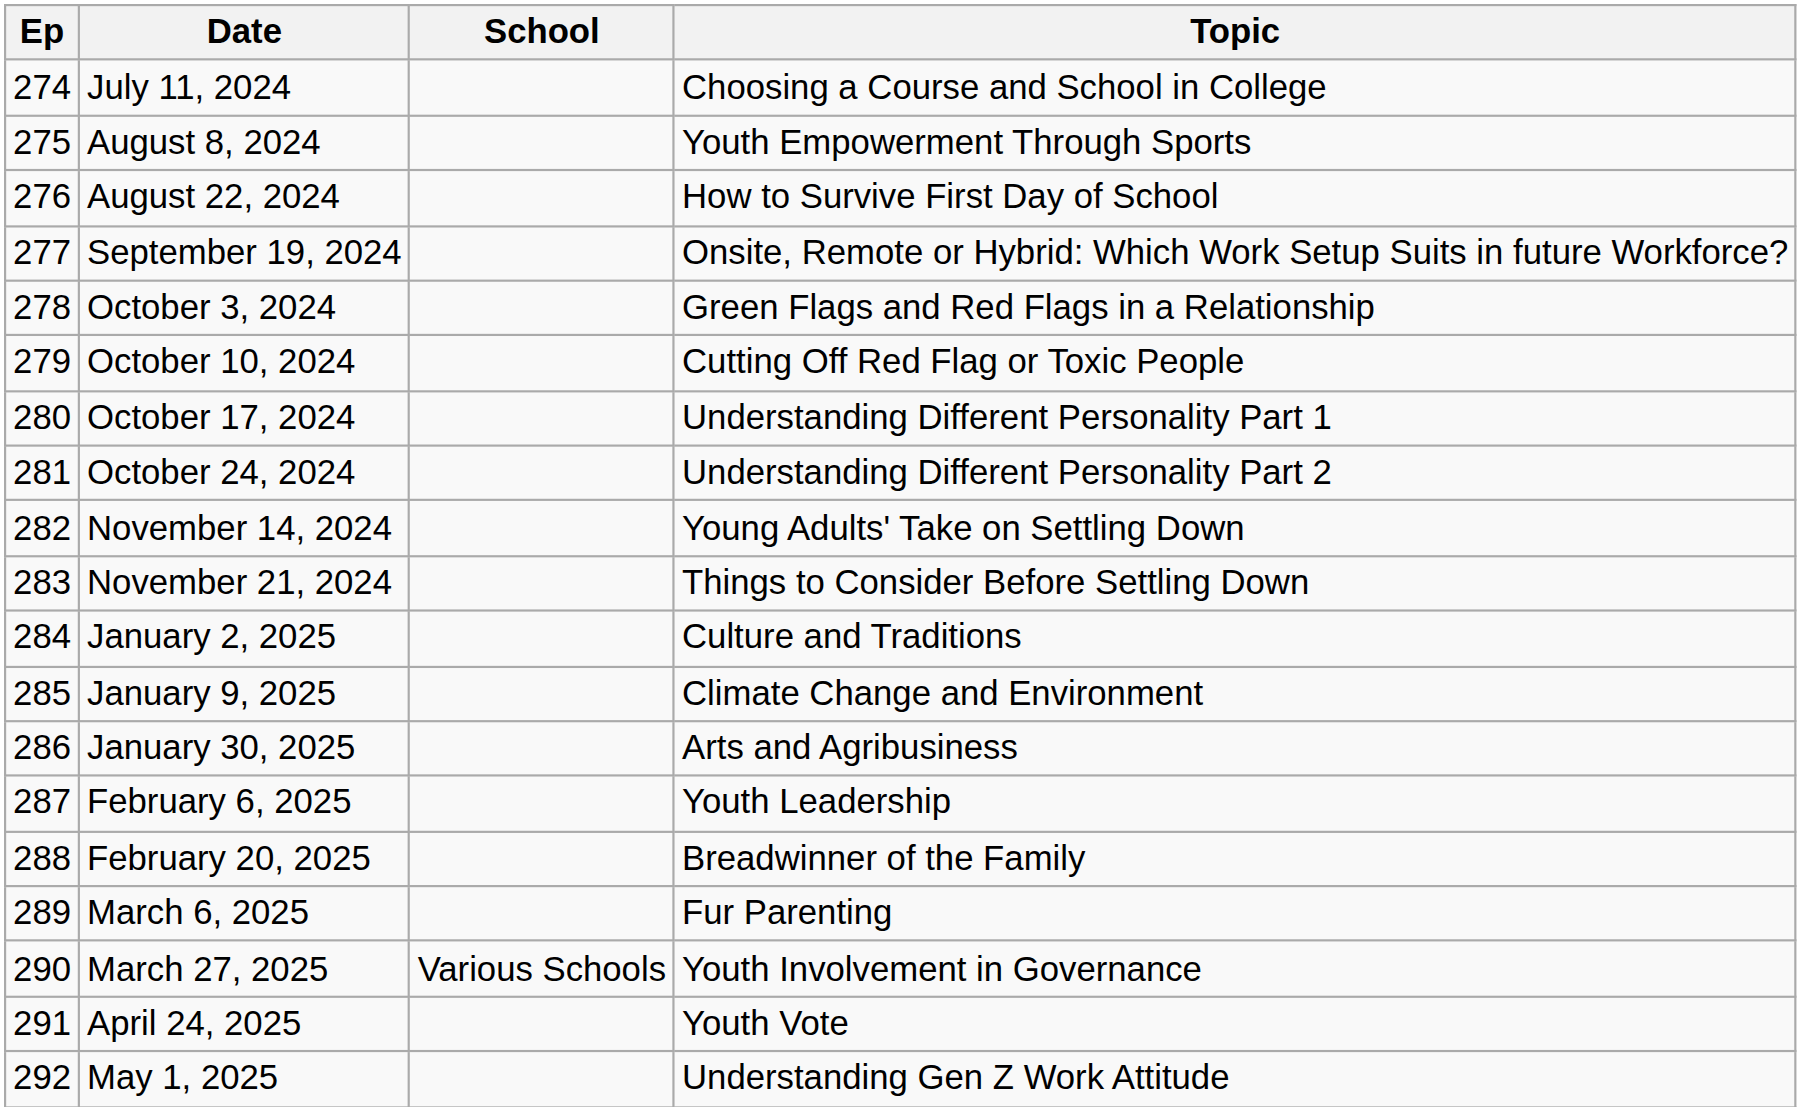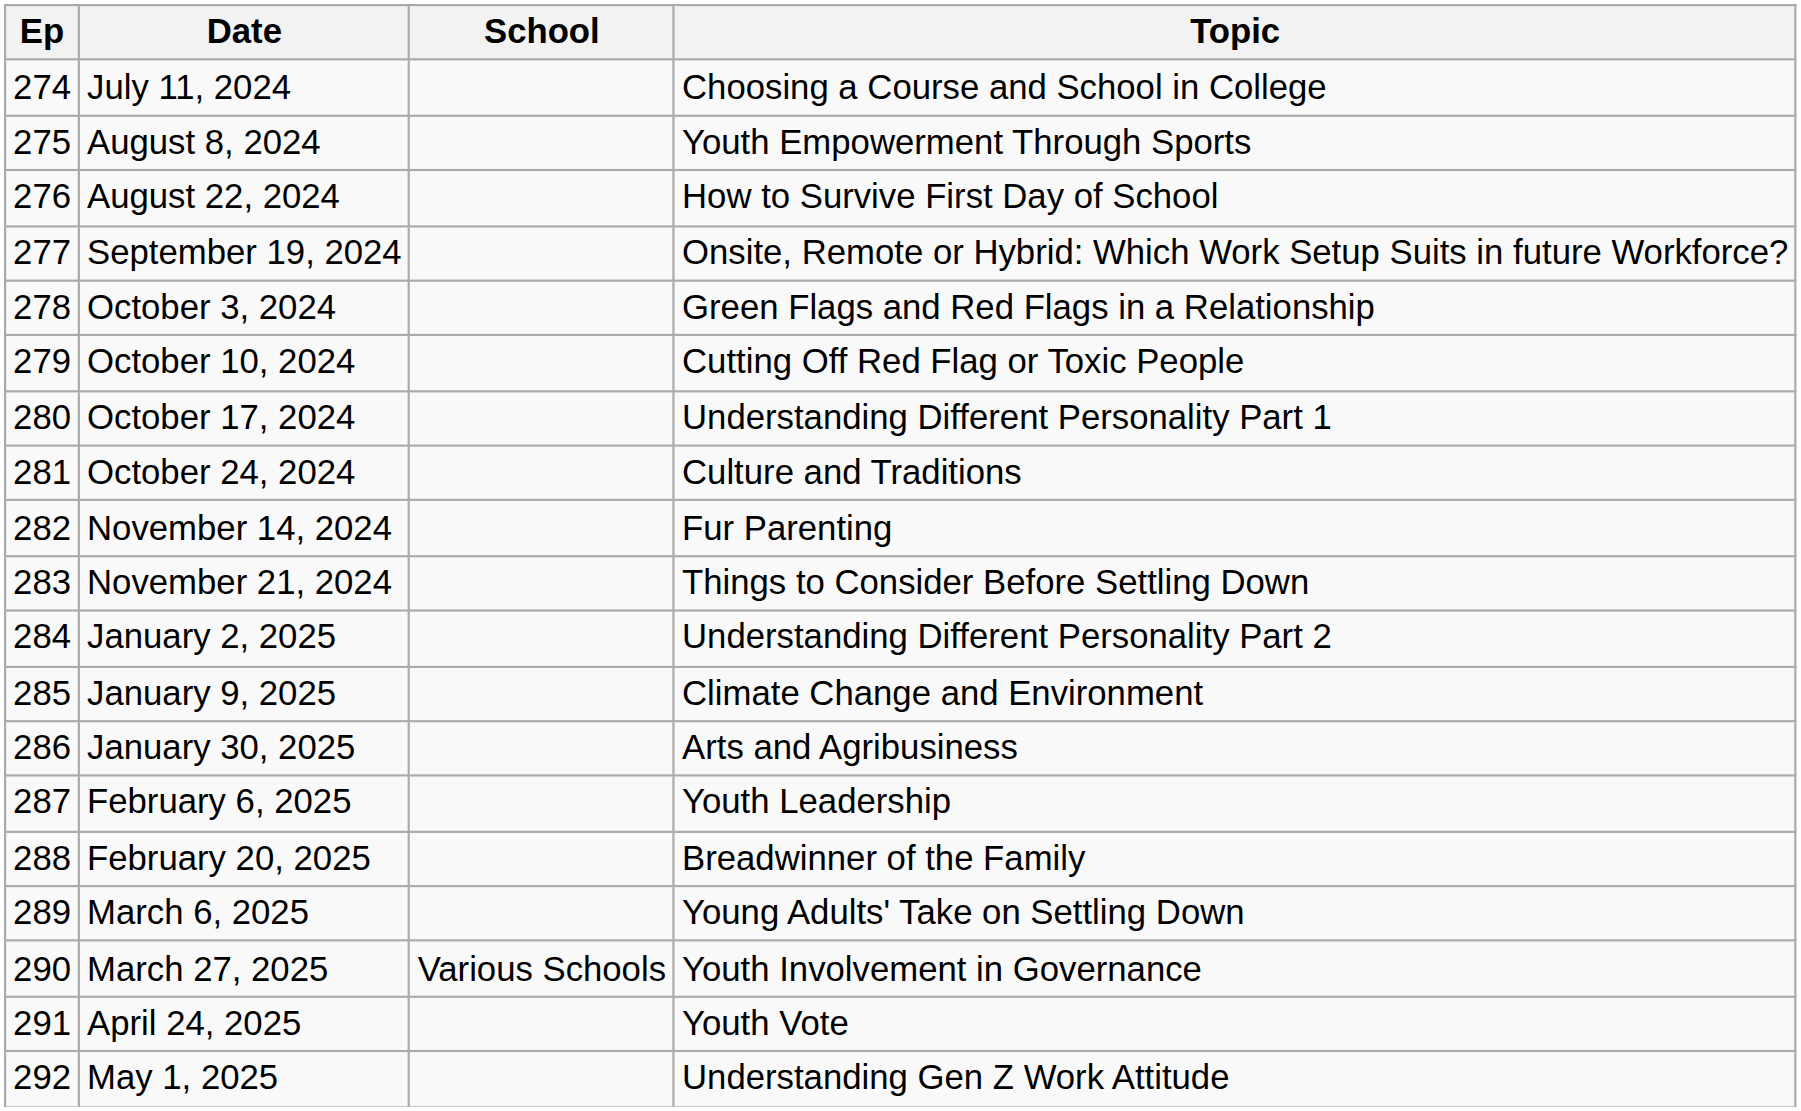(1007, 472) Understanding Different Personality Part 2 -> (852, 472) Culture and Traditions
(963, 527) Young Adults' Take on Settling Down -> (787, 527) Fur Parenting
(852, 637) Culture and Traditions -> (1007, 637) Understanding Different Personality Part 2
(787, 913) Fur Parenting -> (963, 913) Young Adults' Take on Settling Down
